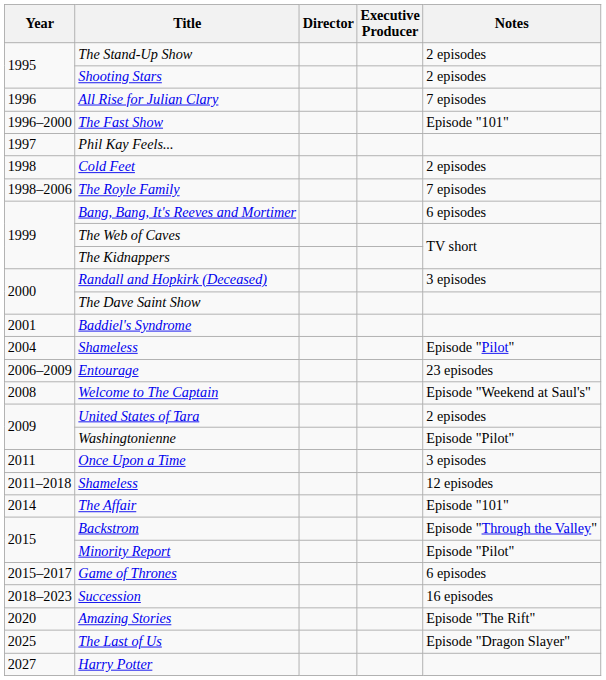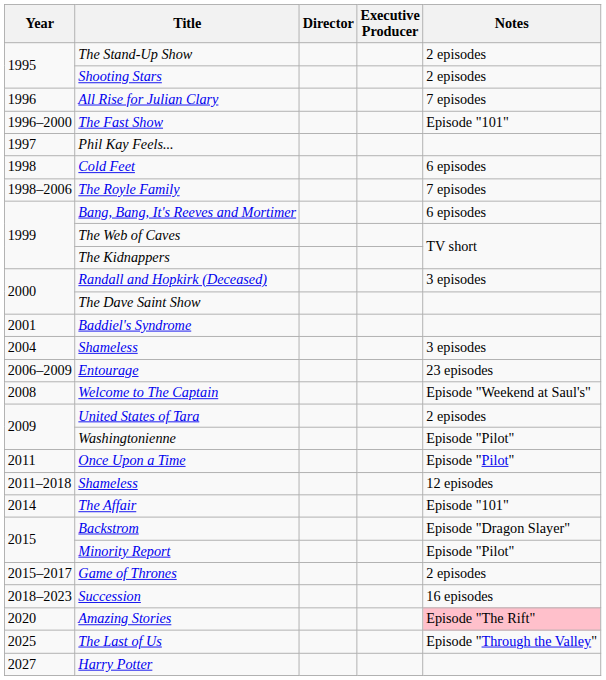(456, 167) 2 episodes -> (456, 167) 6 episodes
(470, 347) Episode "Pilot" -> (456, 347) 3 episodes
(456, 460) 3 episodes -> (470, 460) Episode "Pilot"
(512, 528) Episode "Through the Valley" -> (498, 528) Episode "Dragon Slayer"
(456, 573) 6 episodes -> (456, 573) 2 episodes
(481, 618) no background -> (481, 618) pink background
(498, 641) Episode "Dragon Slayer" -> (512, 641) Episode "Through the Valley"
